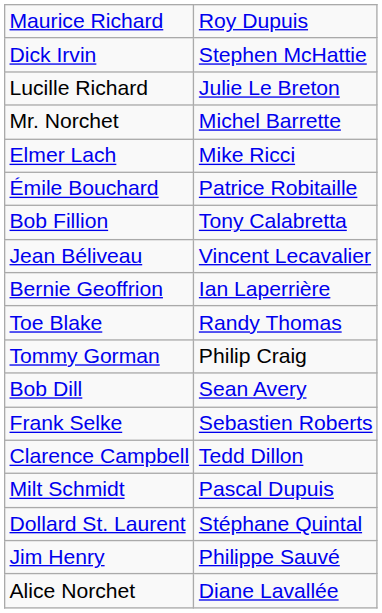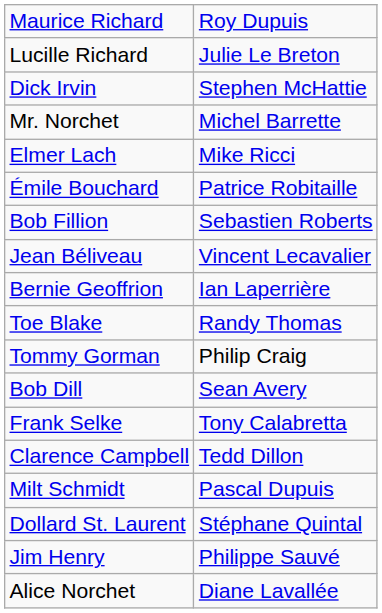rows swapped: (79, 88) <-> (53, 54)
(273, 222) Tony Calabretta -> (286, 222) Sebastien Roberts
(286, 423) Sebastien Roberts -> (273, 423) Tony Calabretta
